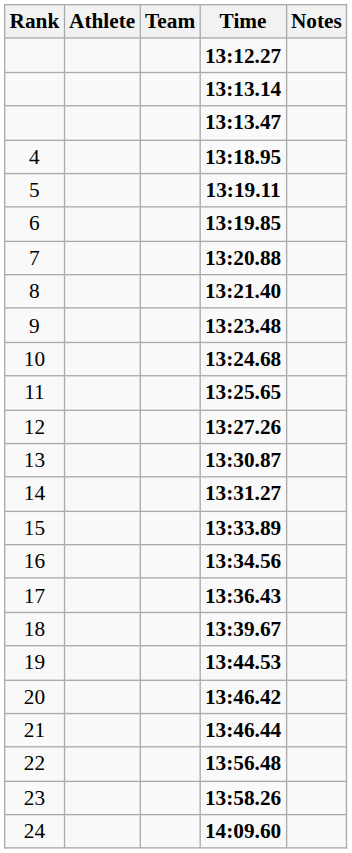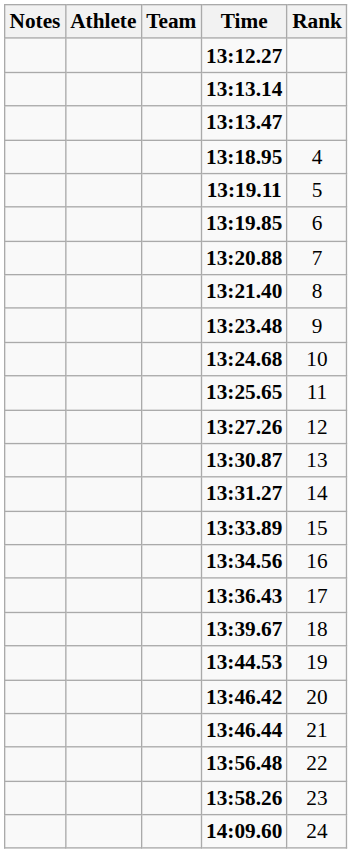columns swapped: (34, 21) <-> (316, 21)
